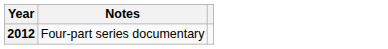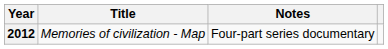+ column: (123, 14)
